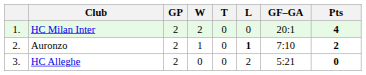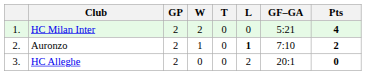(286, 29) 20:1 -> (286, 29) 5:21
(286, 62) 5:21 -> (286, 62) 20:1
